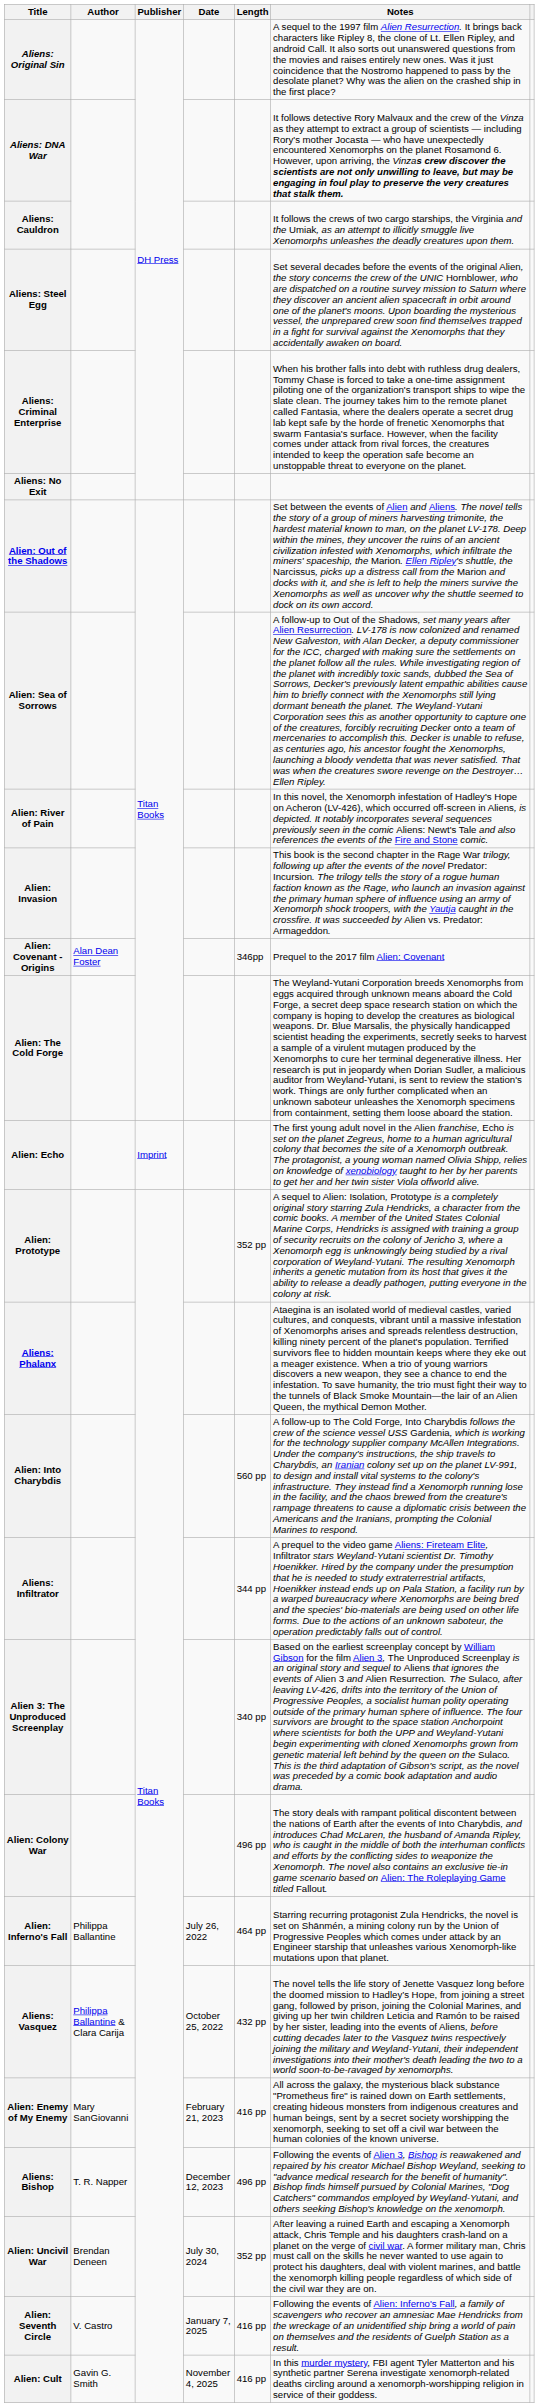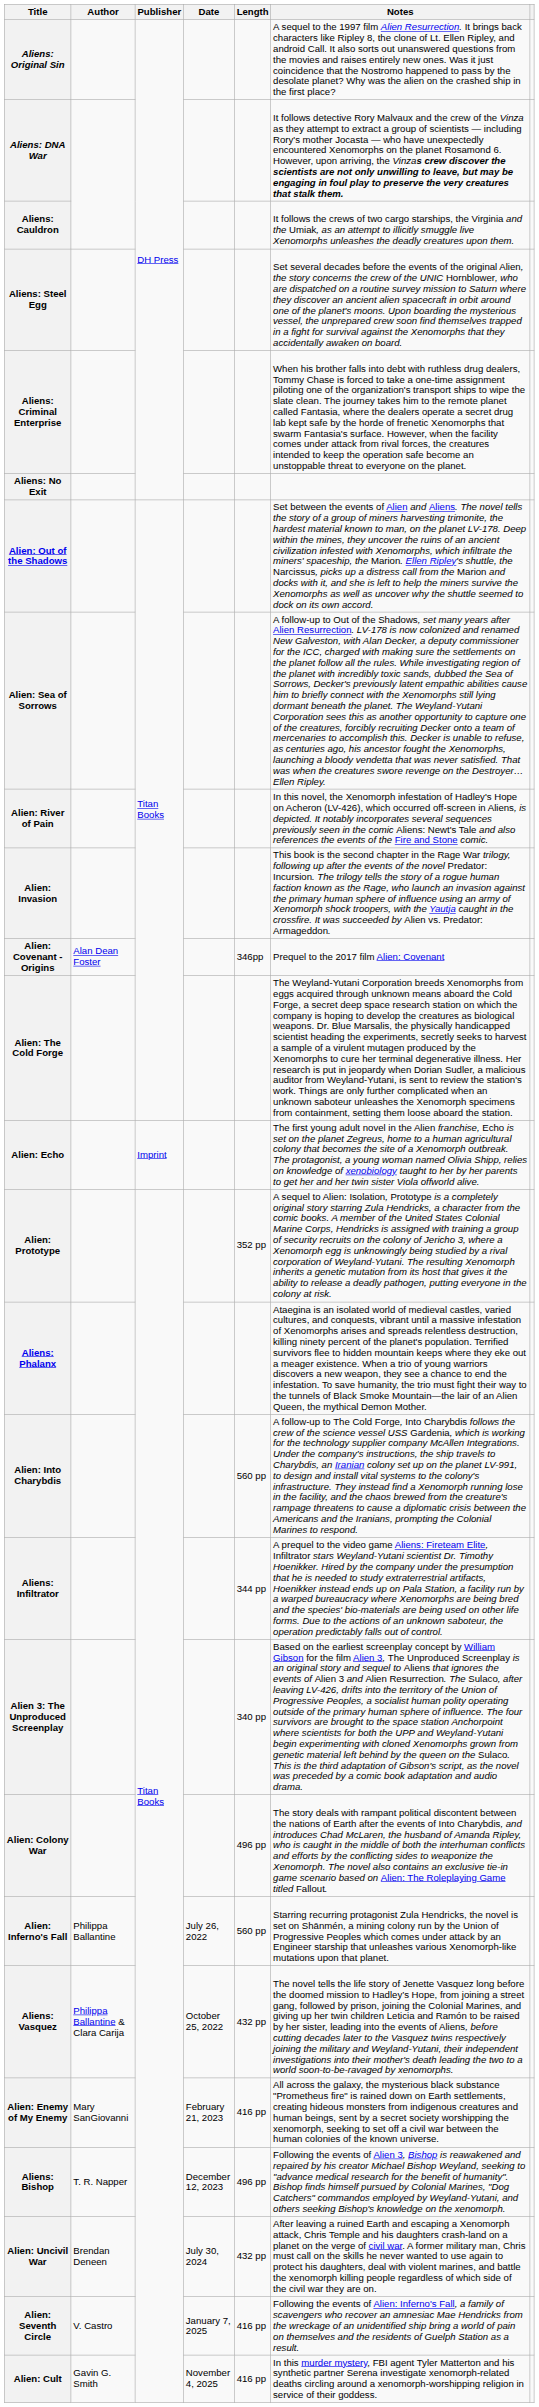(251, 1931) 464 pp -> (251, 1931) 560 pp
(251, 2256) 352 pp -> (251, 2256) 432 pp
